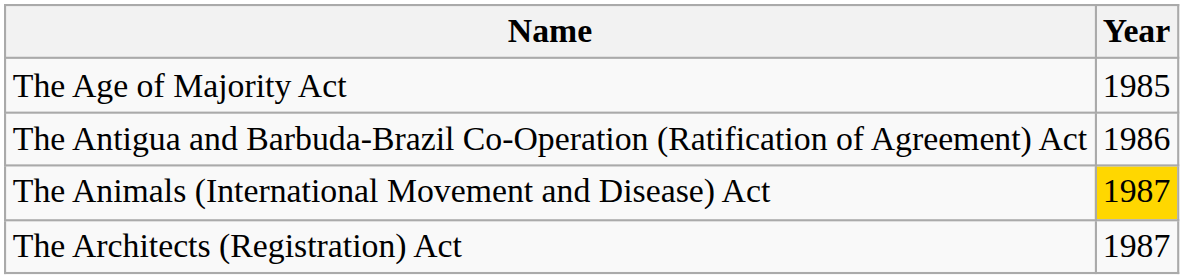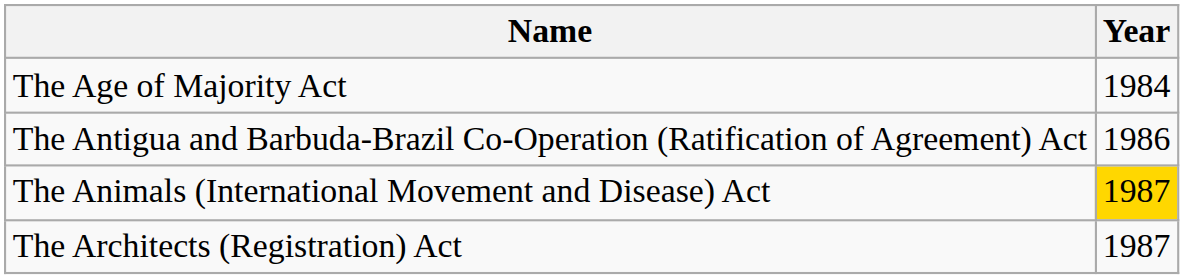(1137, 84) 1985 -> (1137, 84) 1984
